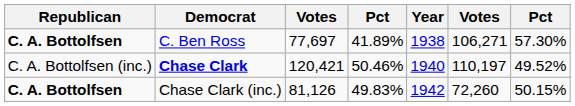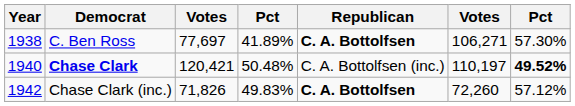columns swapped: (428, 17) <-> (80, 17)
(377, 65) 50.46% -> (267, 65) 50.48%
(540, 65) normal -> (540, 65) bold
(312, 90) 81,126 -> (202, 90) 71,826
(540, 90) 50.15% -> (540, 90) 57.12%
